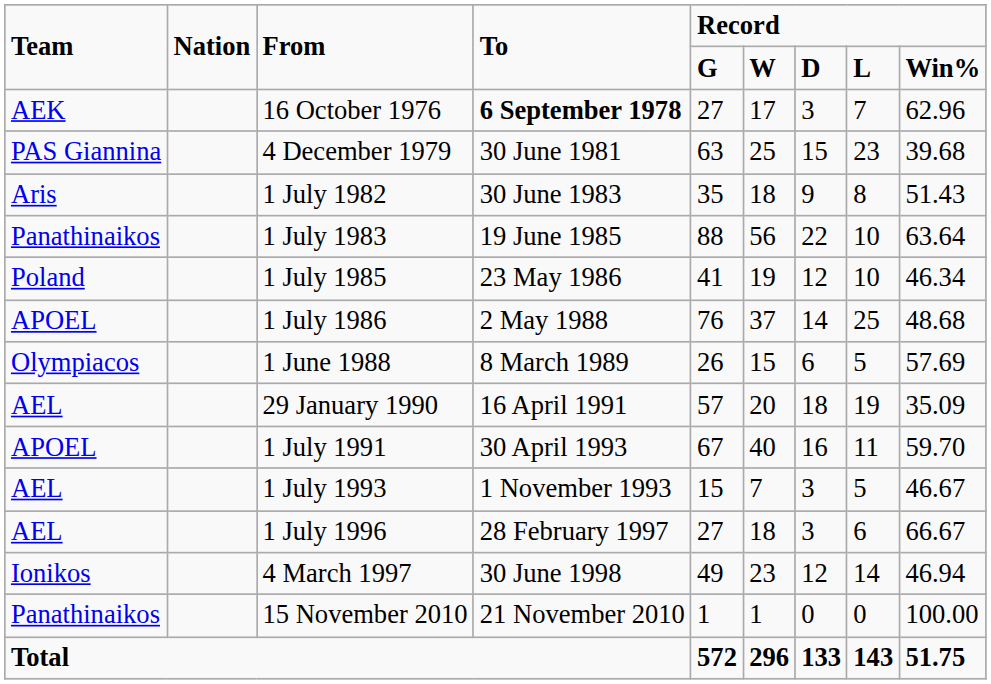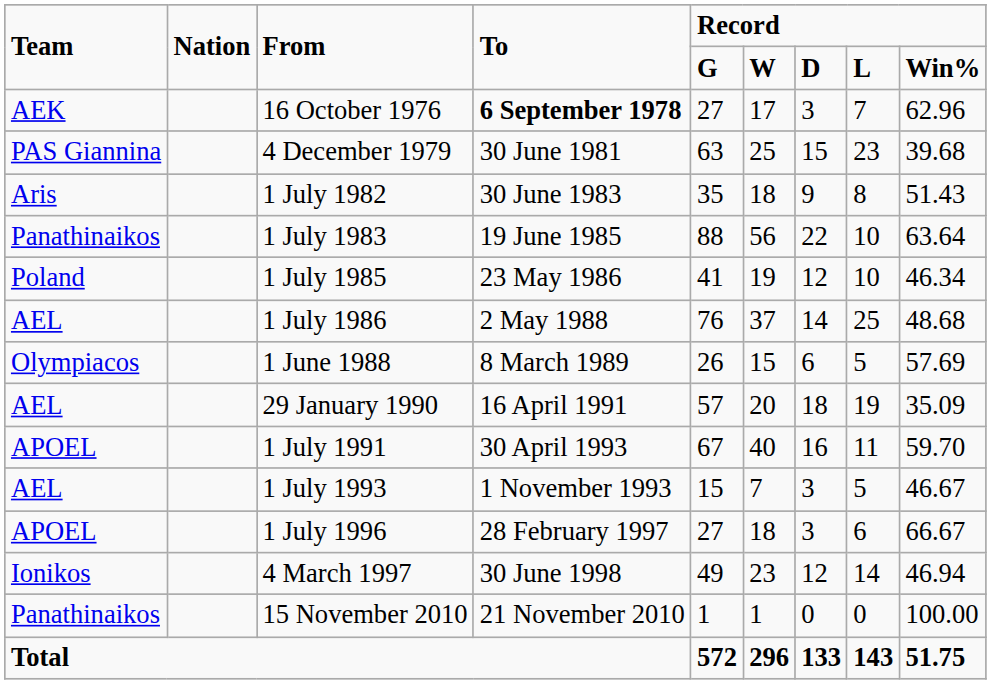(54, 320) APOEL -> (37, 320) AEL
(37, 531) AEL -> (54, 531) APOEL
